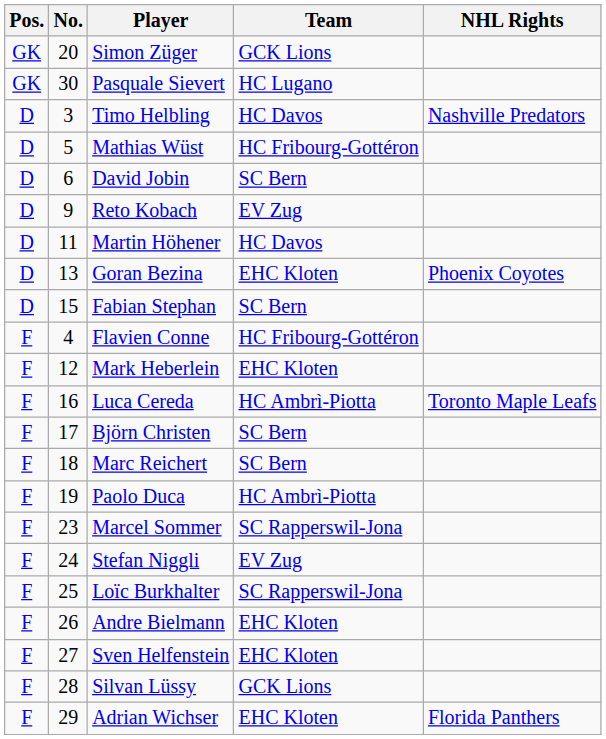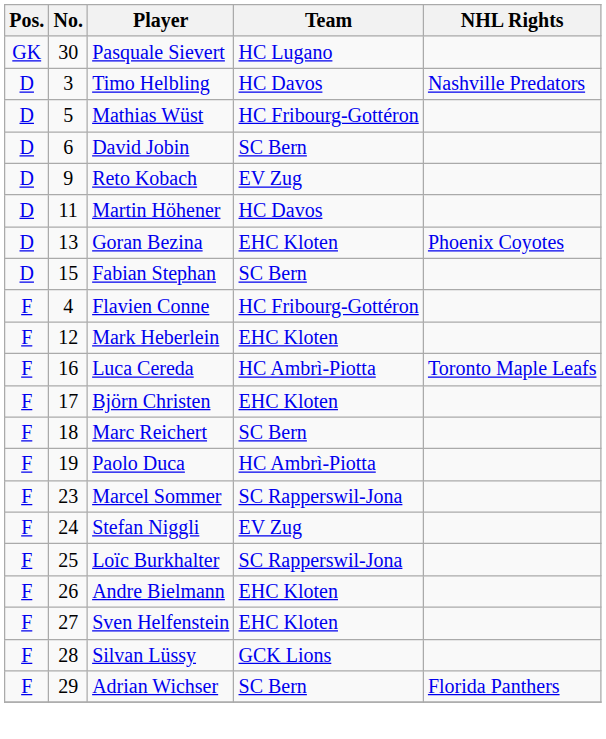- row: (145, 52)
(273, 432) SC Bern -> (288, 400) EHC Kloten
(288, 718) EHC Kloten -> (273, 686) SC Bern
